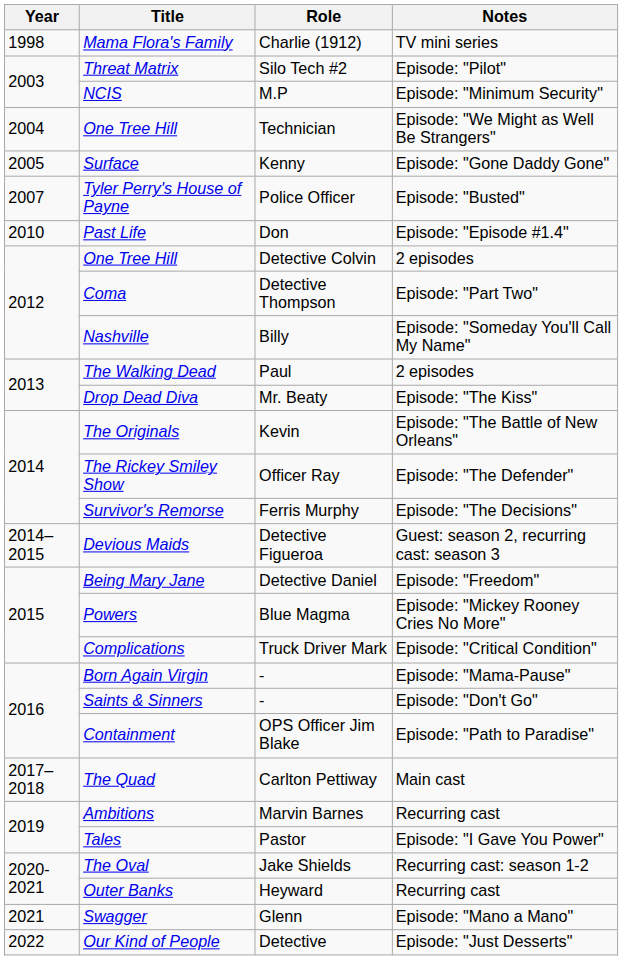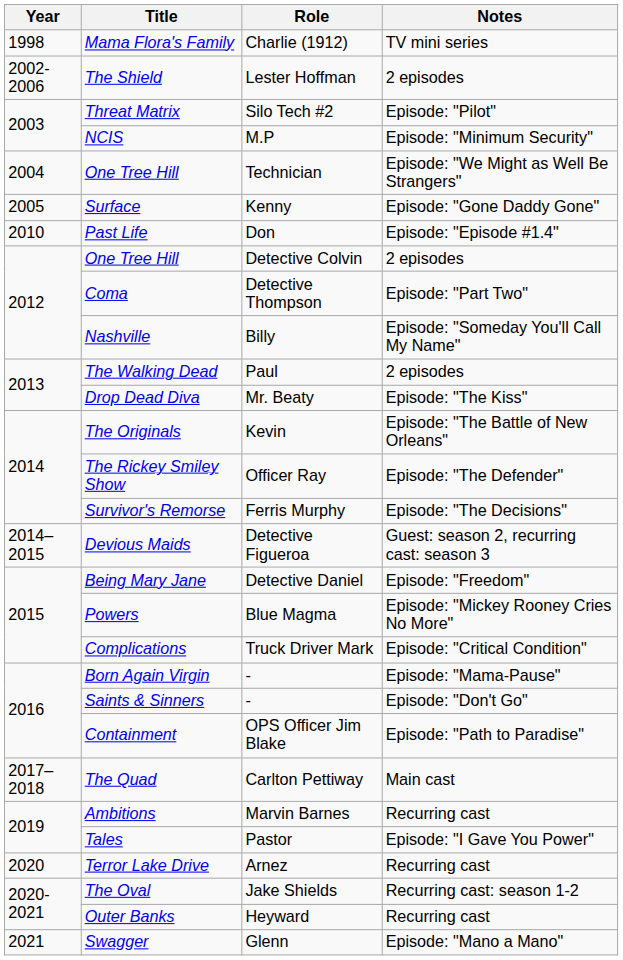+ row: (123, 77)
- row: (162, 198)
+ row: (147, 865)
- row: (151, 942)
